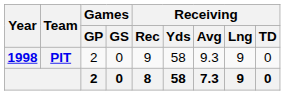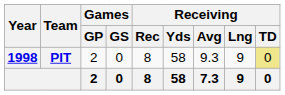(147, 57) 9 -> (147, 57) 8
(268, 57) no background -> (268, 57) khaki background
